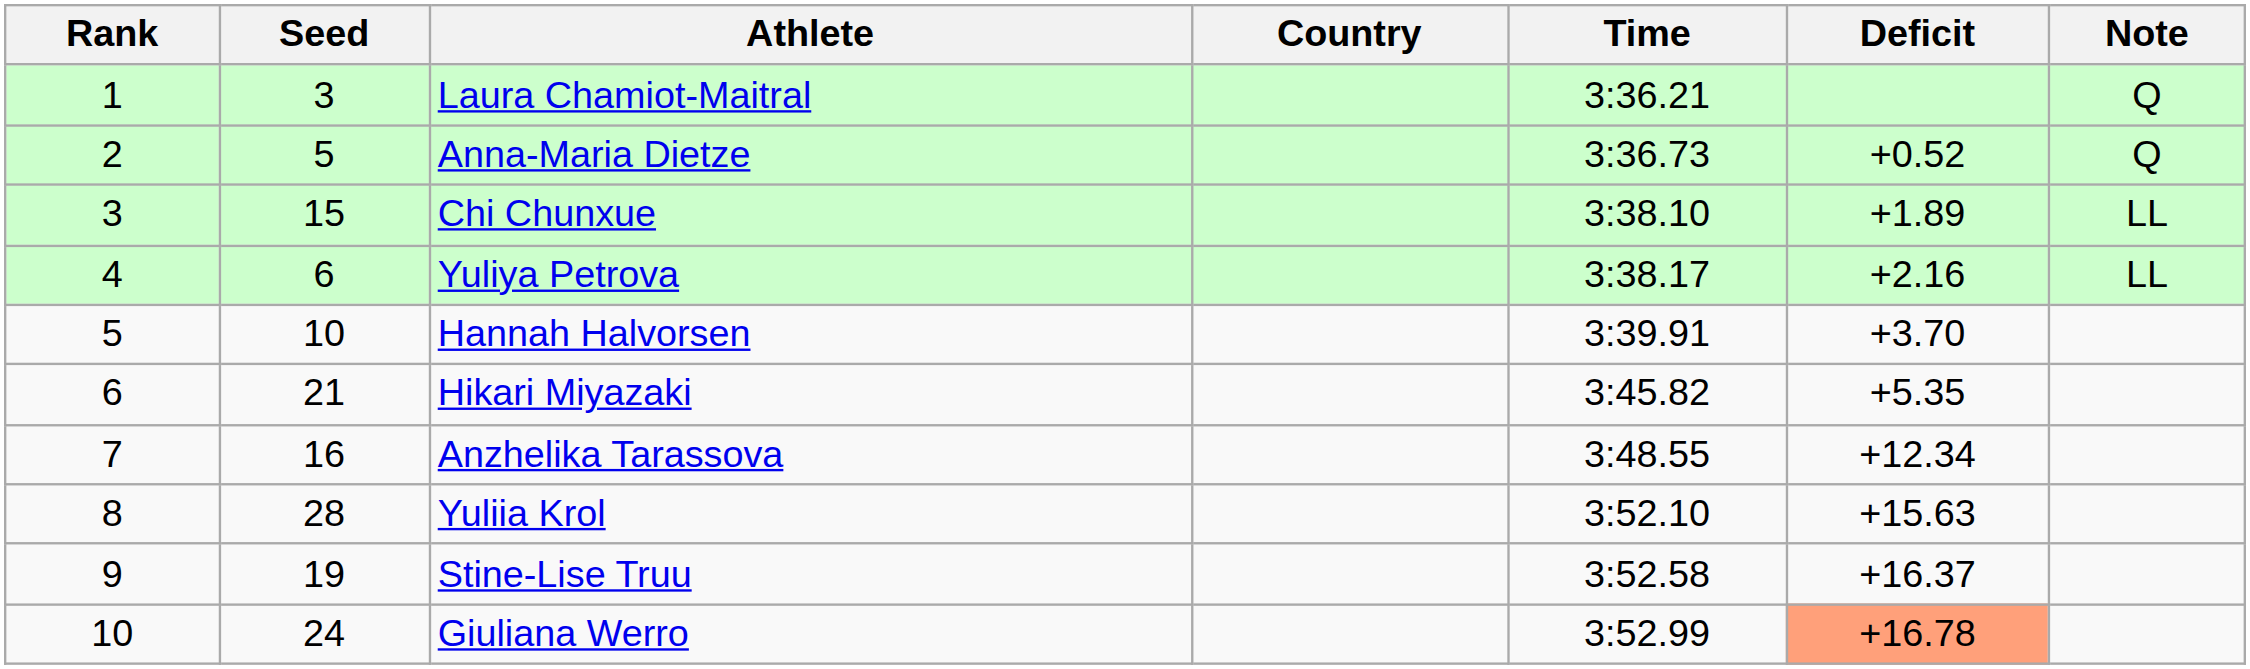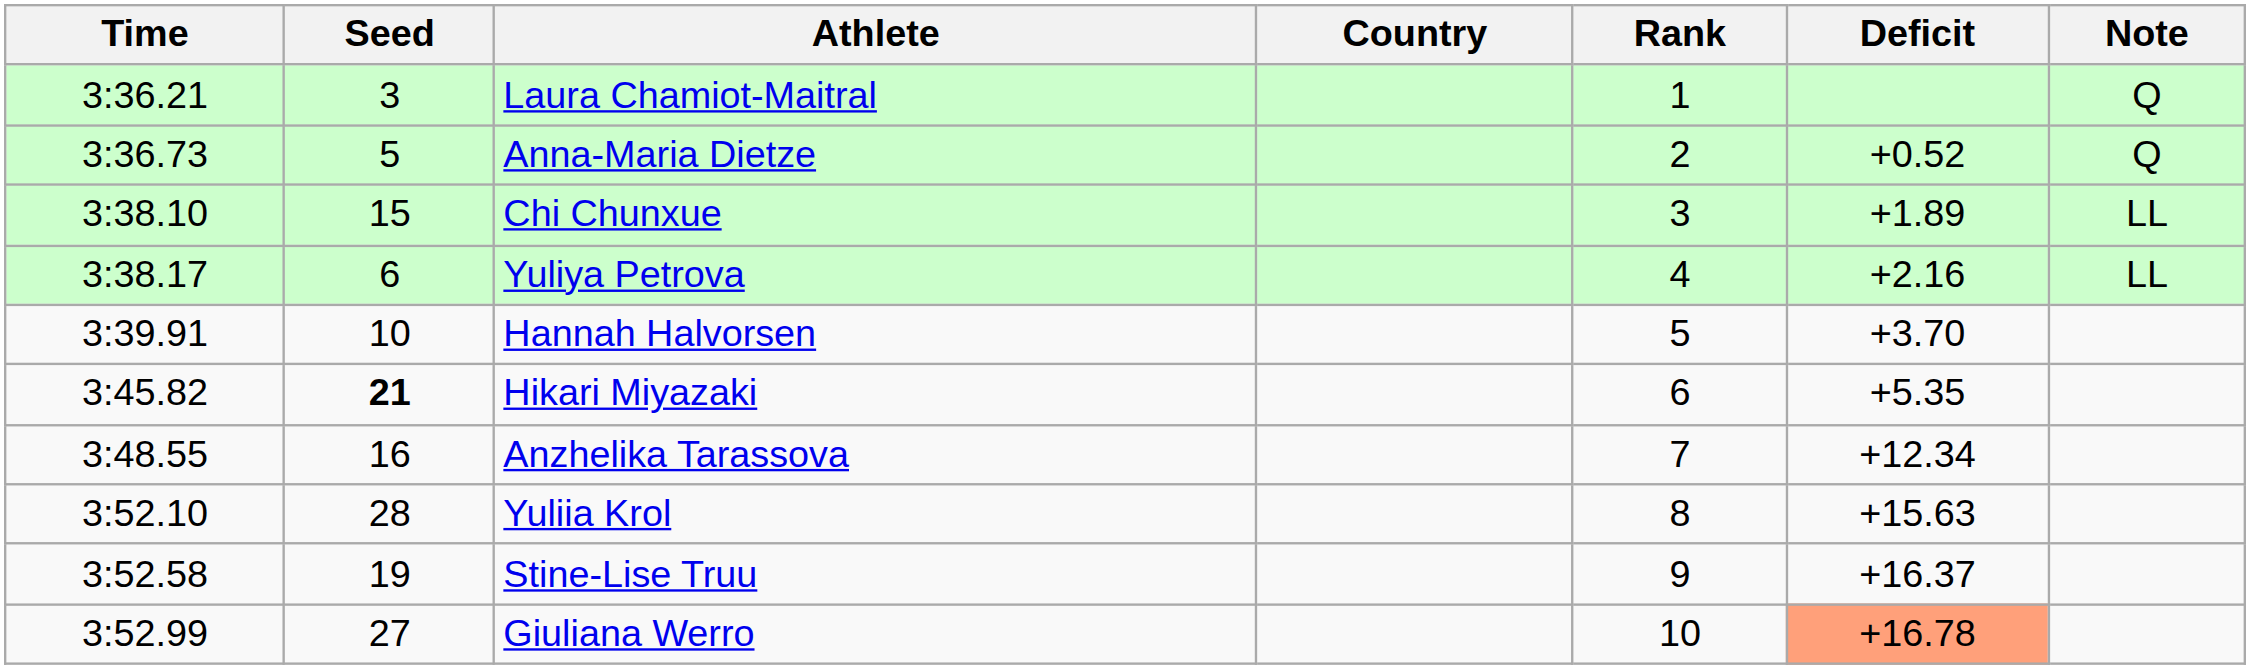columns swapped: (112, 34) <-> (1647, 34)
(324, 393) normal -> (390, 393) bold
(324, 633) 24 -> (390, 633) 27
